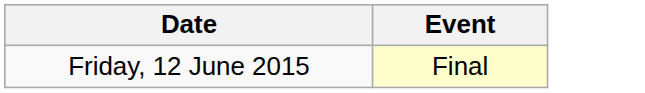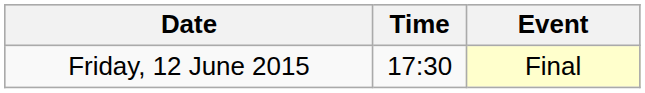+ column: (420, 25)
